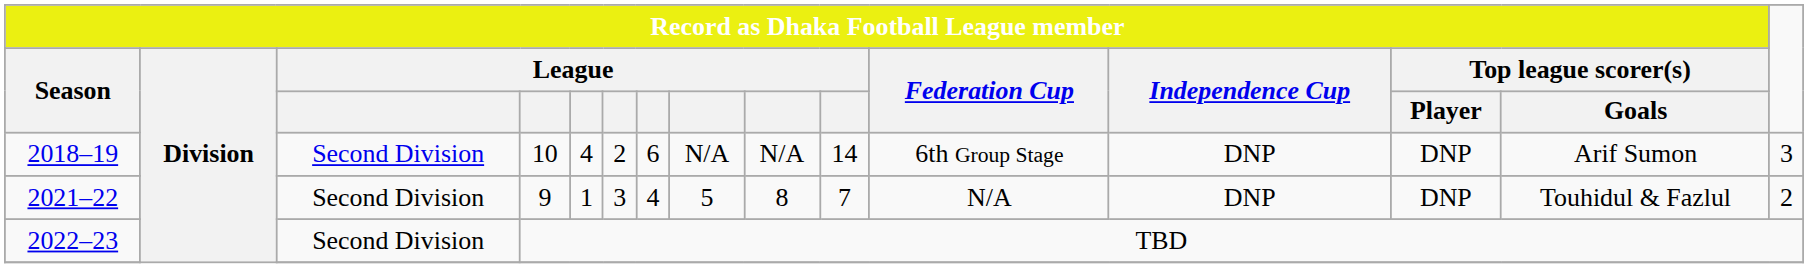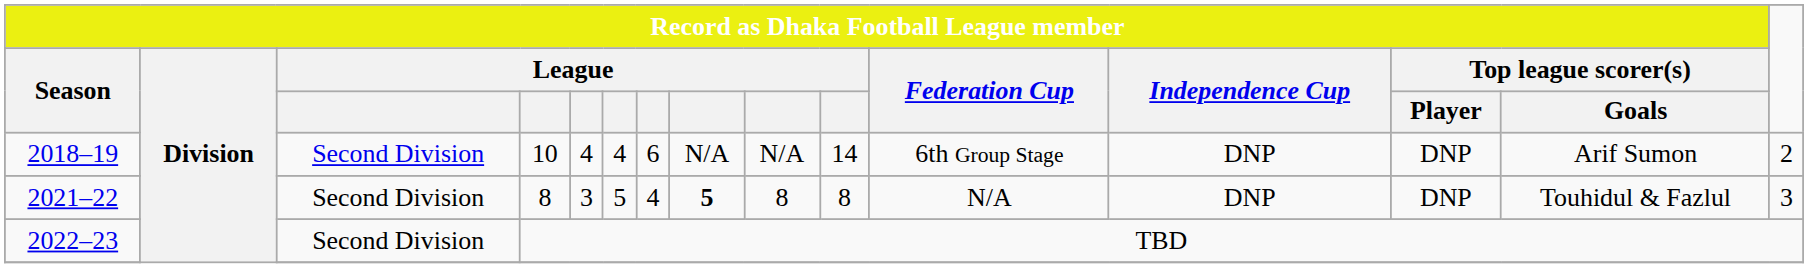(620, 154) 2 -> (620, 154) 4
(1786, 154) 3 -> (1786, 154) 2
(545, 197) 9 -> (545, 197) 8
(587, 197) 1 -> (587, 197) 3
(620, 197) 3 -> (620, 197) 5
(707, 197) normal -> (707, 197) bold
(845, 197) 7 -> (845, 197) 8
(1786, 197) 2 -> (1786, 197) 3
